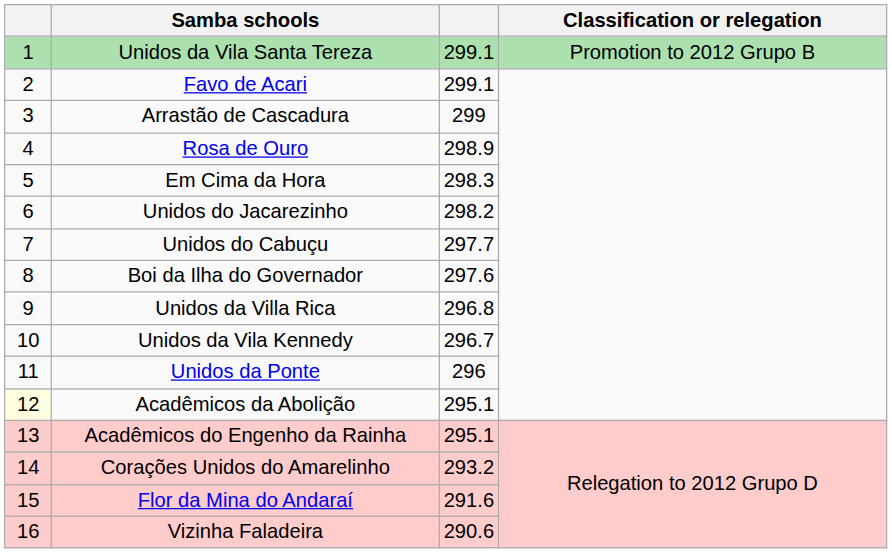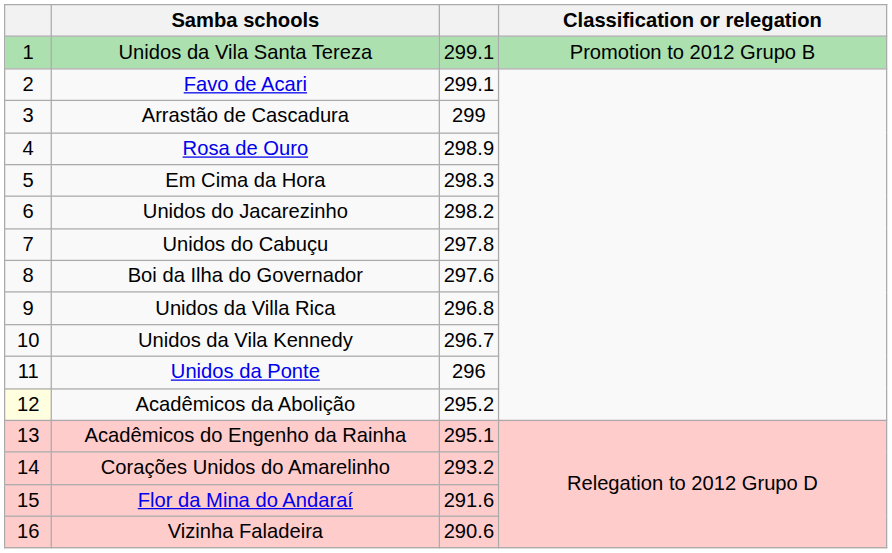(469, 244) 297.7 -> (469, 244) 297.8
(469, 404) 295.1 -> (469, 404) 295.2
